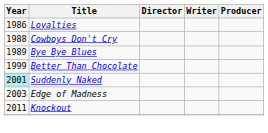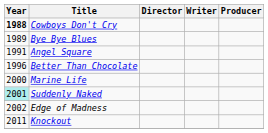- row: (54, 25)
(17, 39) normal -> (17, 25) bold
+ row: (61, 53)
(17, 66) 1999 -> (17, 66) 1996
+ row: (59, 80)
(17, 94) 2003 -> (17, 108) 2002
